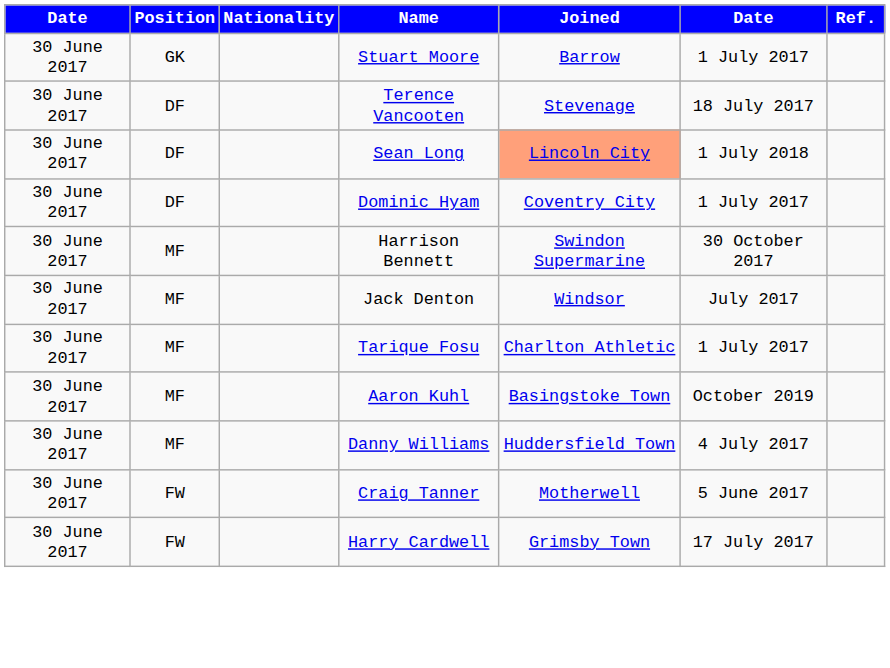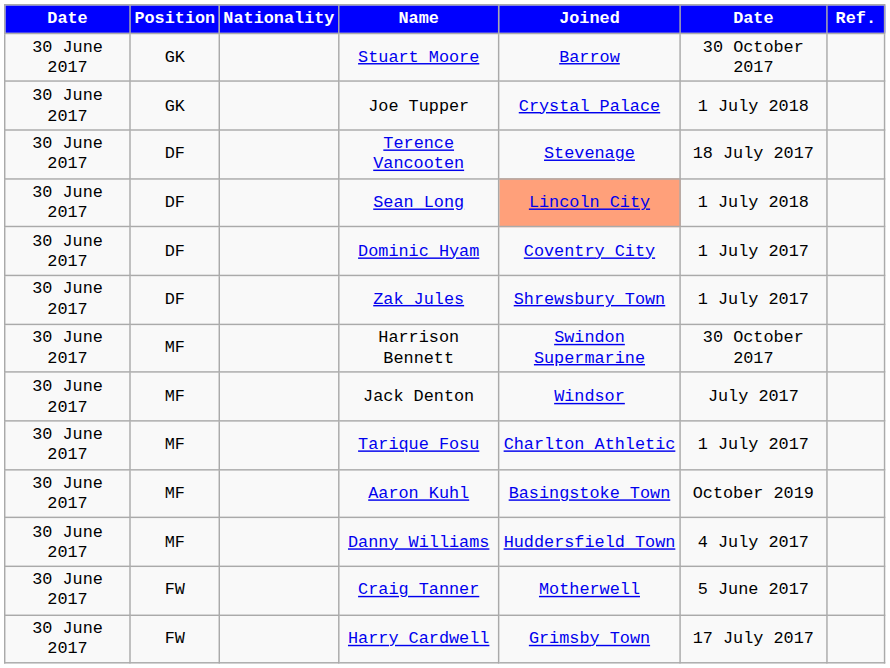(753, 57) 1 July 2017 -> (753, 57) 30 October 2017
+ row: (419, 105)
+ row: (419, 299)
